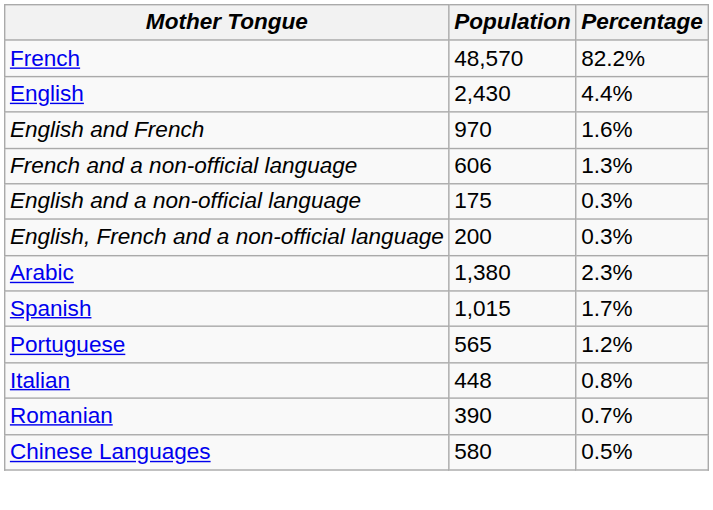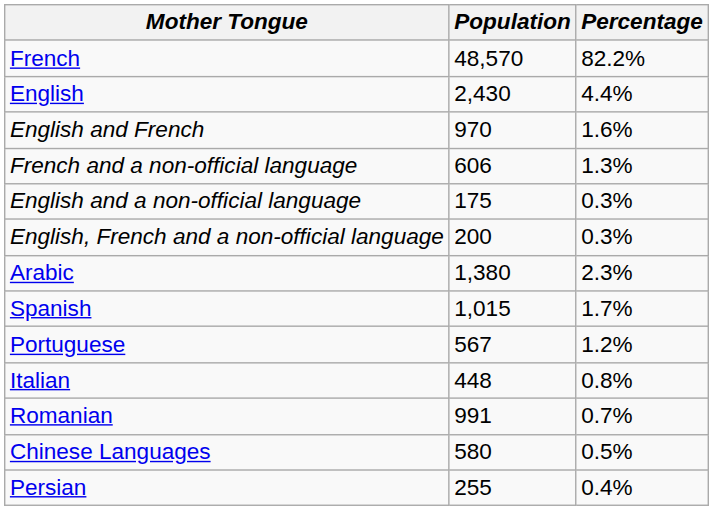(473, 344) 565 -> (473, 344) 567
(473, 415) 390 -> (473, 415) 991
+ row: (48, 487)
